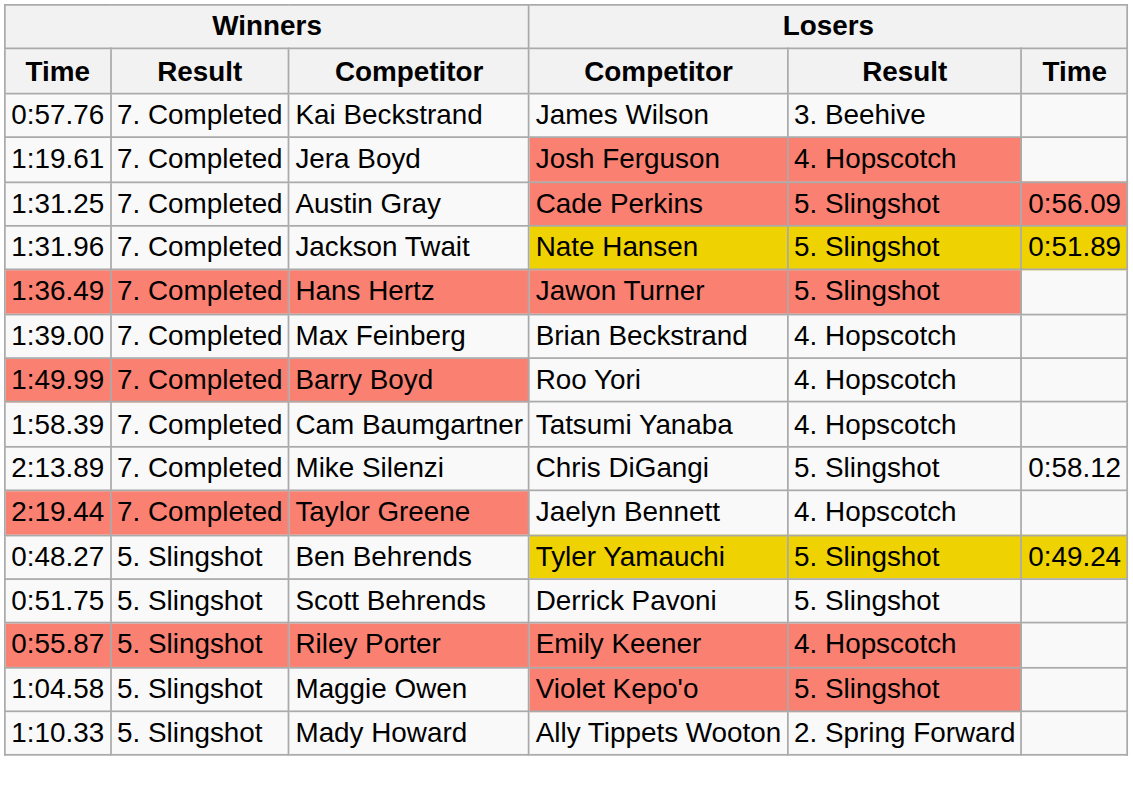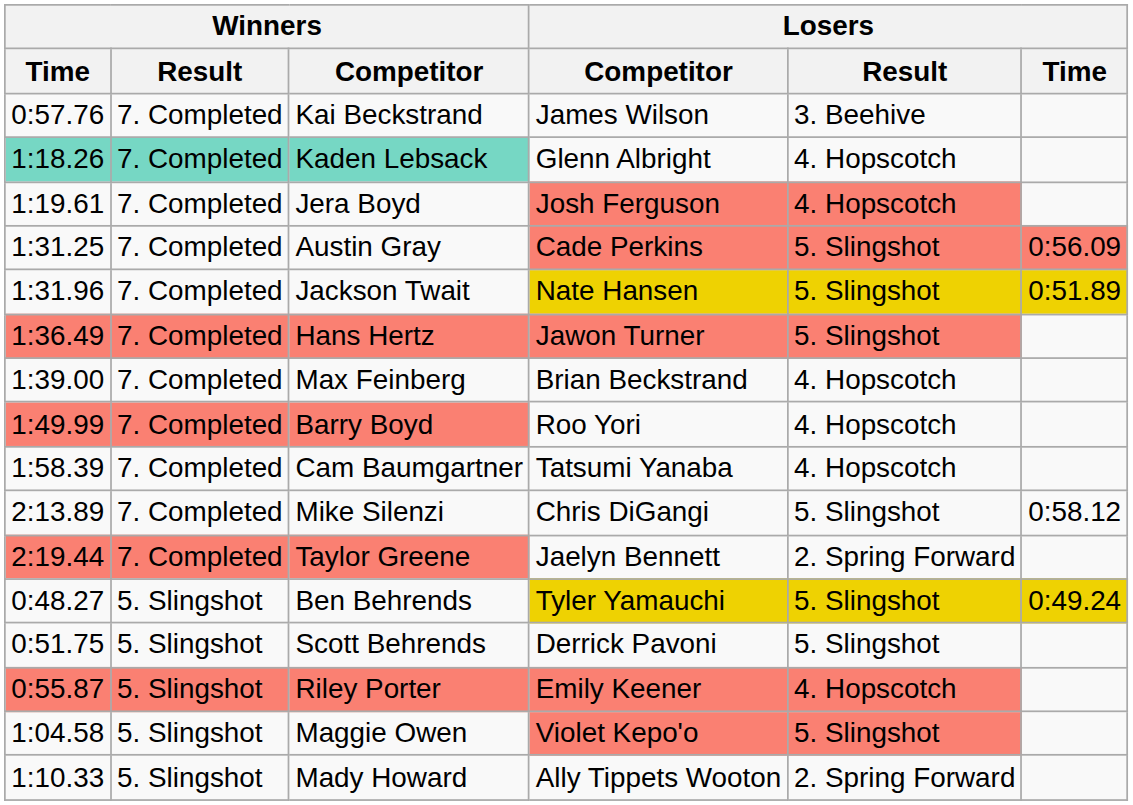+ row: (391, 159)
(875, 512) 4. Hopscotch -> (905, 556) 2. Spring Forward
